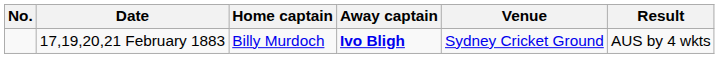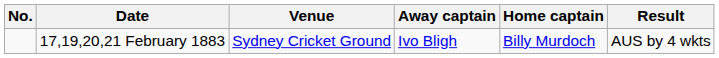columns swapped: (283, 16) <-> (524, 16)
(372, 41) bold -> (428, 41) normal
